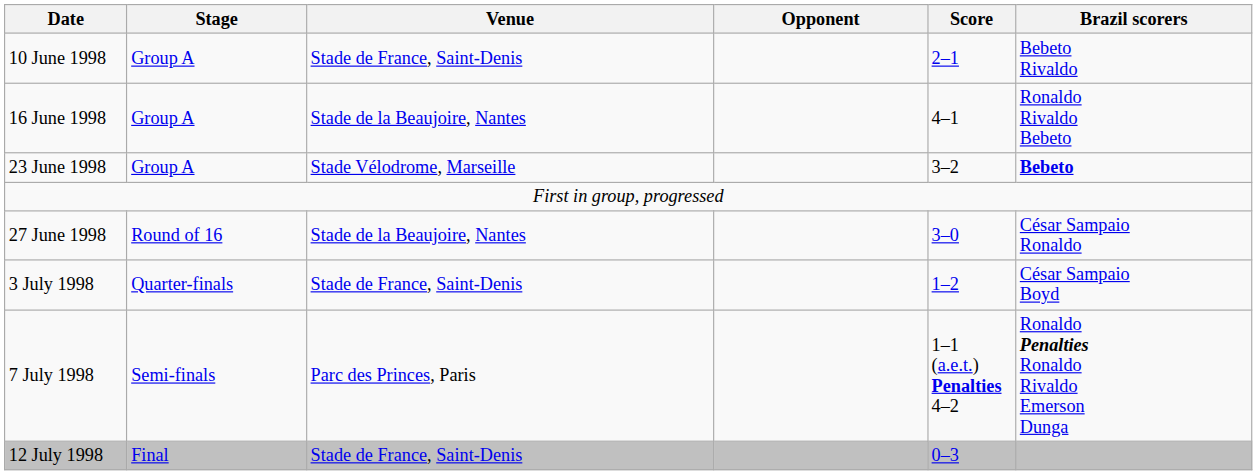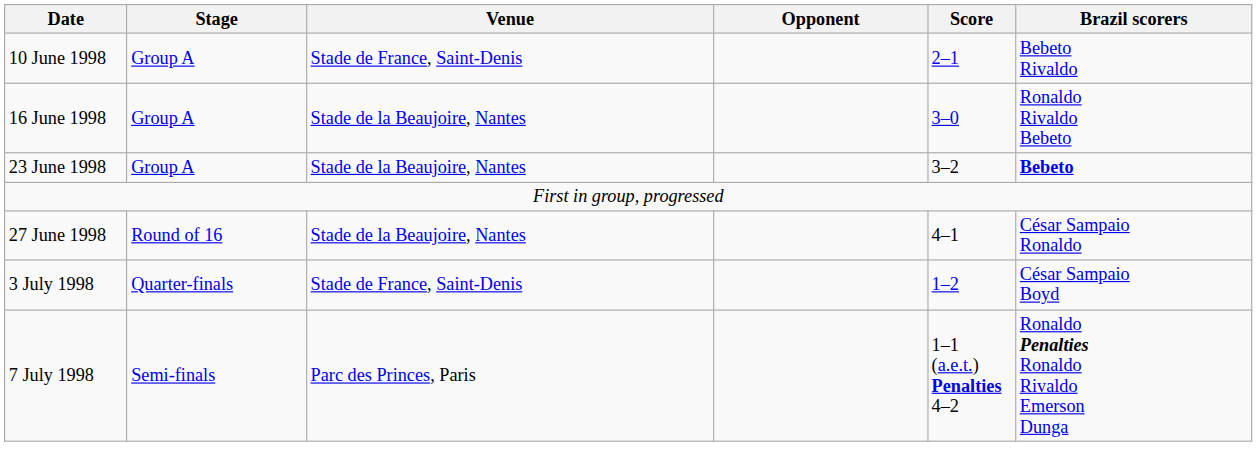(945, 117) 4–1 -> (945, 117) 3–0
(413, 167) Stade Vélodrome, Marseille -> (418, 167) Stade de la Beaujoire, Nantes
(945, 235) 3–0 -> (945, 235) 4–1
- row: (56, 455)
